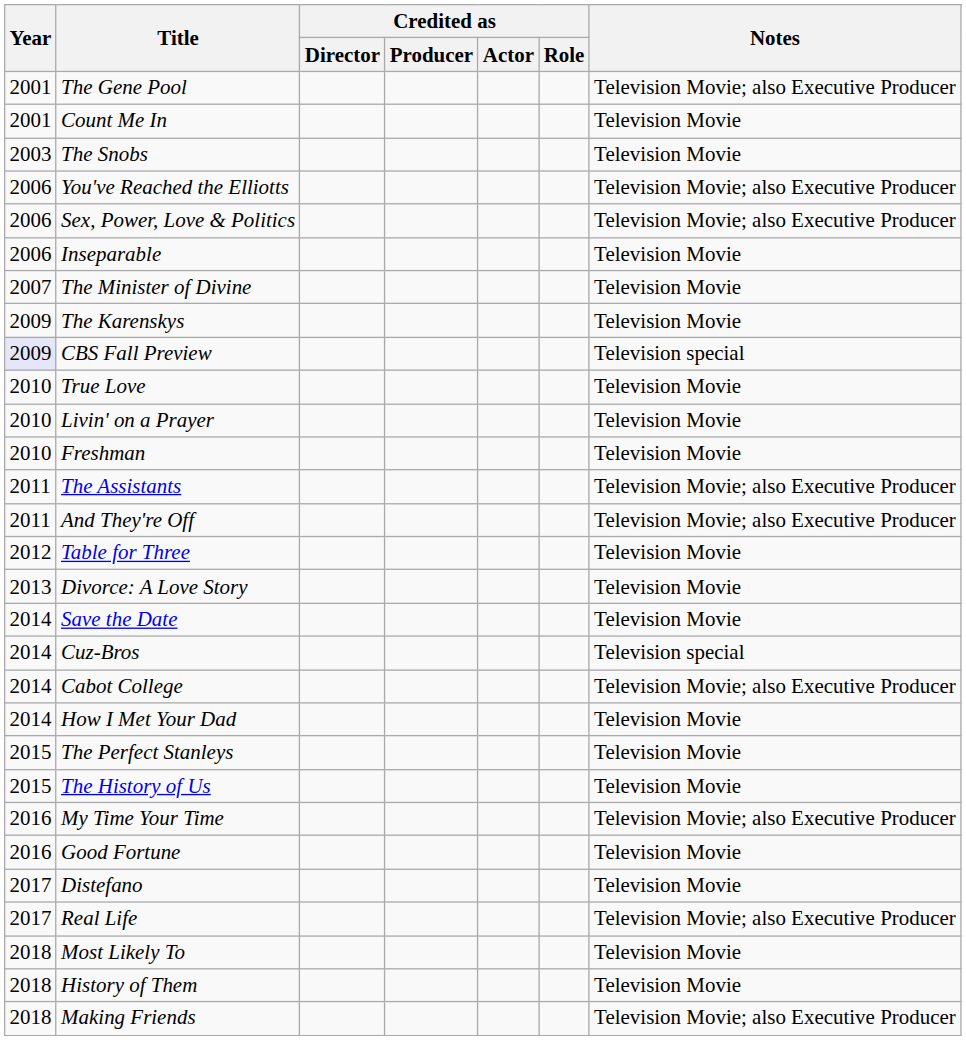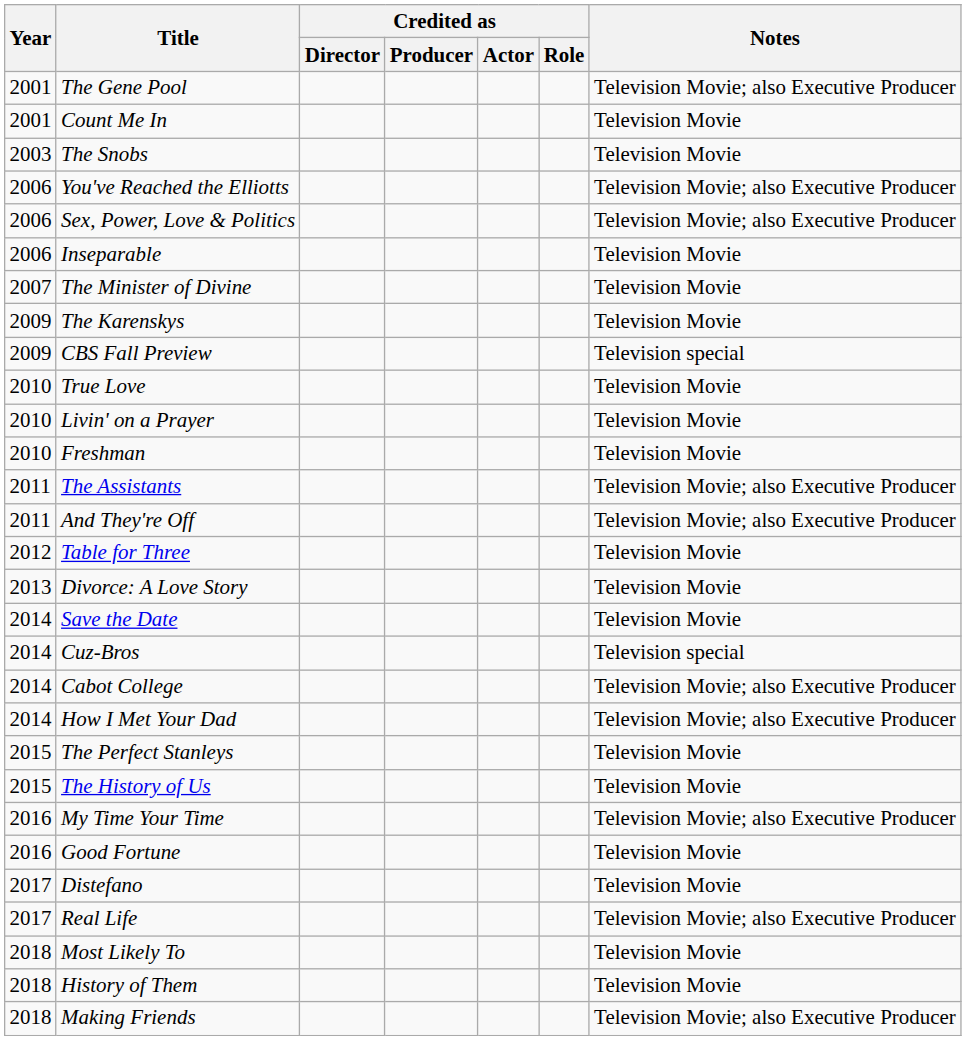(30, 353) lavender background -> (30, 353) no background
(668, 719) Television Movie -> (775, 719) Television Movie; also Executive Producer
